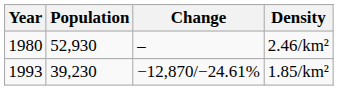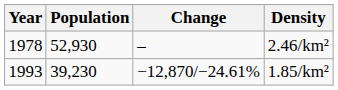(25, 44) 1980 -> (25, 44) 1978
